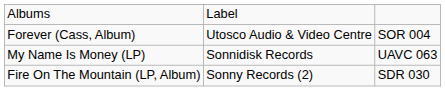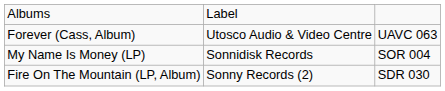(404, 34) SOR 004 -> (408, 34) UAVC 063
(408, 55) UAVC 063 -> (404, 55) SOR 004
